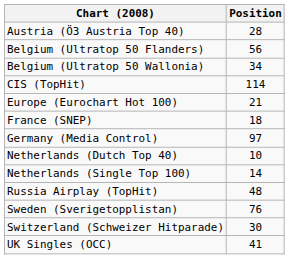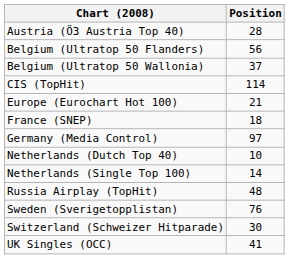(255, 67) 34 -> (255, 67) 37
